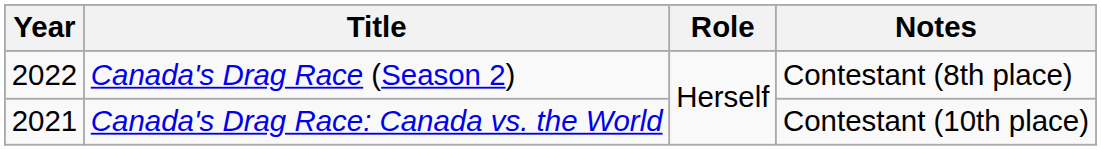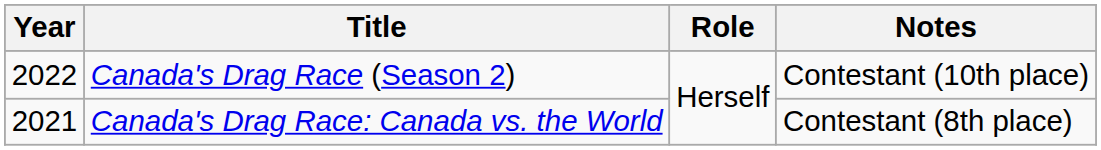(928, 74) Contestant (8th place) -> (936, 74) Contestant (10th place)
(936, 121) Contestant (10th place) -> (928, 121) Contestant (8th place)
